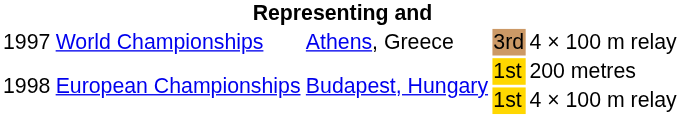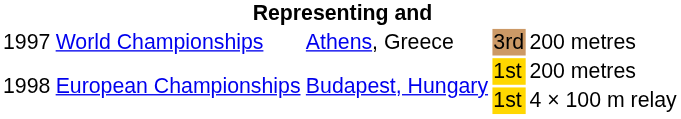(603, 42) 4 × 100 m relay -> (583, 42) 200 metres
